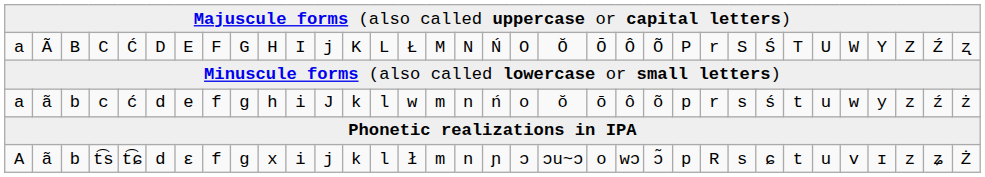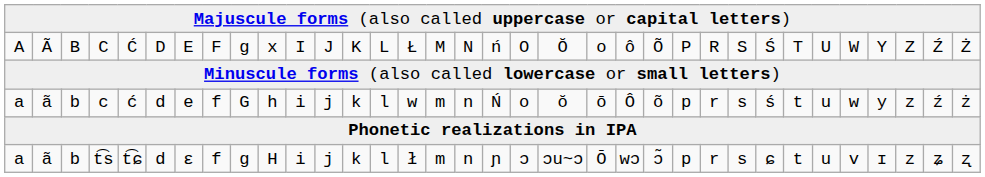(19, 47) a -> (19, 47) A
(244, 47) G -> (244, 47) g
(272, 47) H -> (272, 47) x
(328, 47) j -> (328, 47) J
(496, 47) Ń -> (496, 47) ń
(601, 47) Ō -> (601, 47) o
(630, 47) Ô -> (630, 47) ô
(714, 47) r -> (714, 47) R
(966, 47) ʐ -> (966, 47) Ż
(244, 103) g -> (244, 103) G
(328, 103) J -> (328, 103) j
(496, 103) ń -> (496, 103) Ń
(630, 103) ô -> (630, 103) Ô
(19, 158) A -> (19, 158) a
(272, 158) x -> (272, 158) H
(601, 158) o -> (601, 158) Ō
(714, 158) R -> (714, 158) r
(966, 158) Ż -> (966, 158) ʐ
